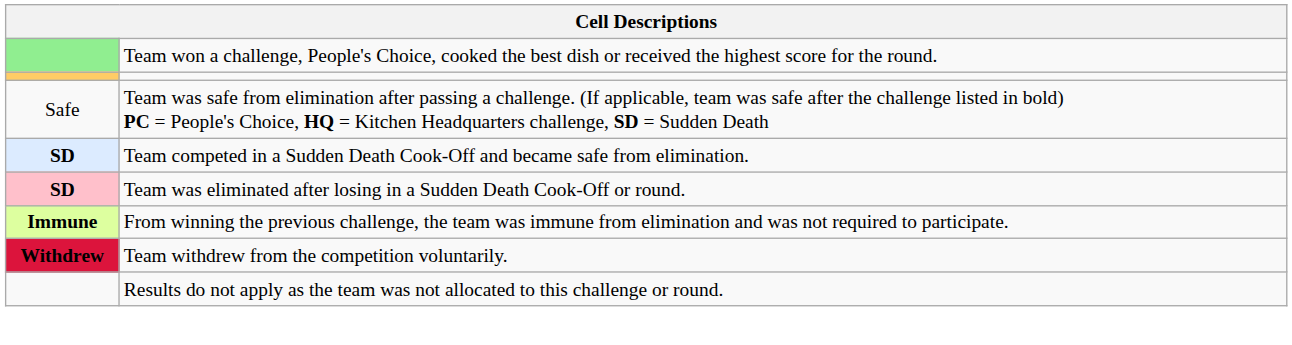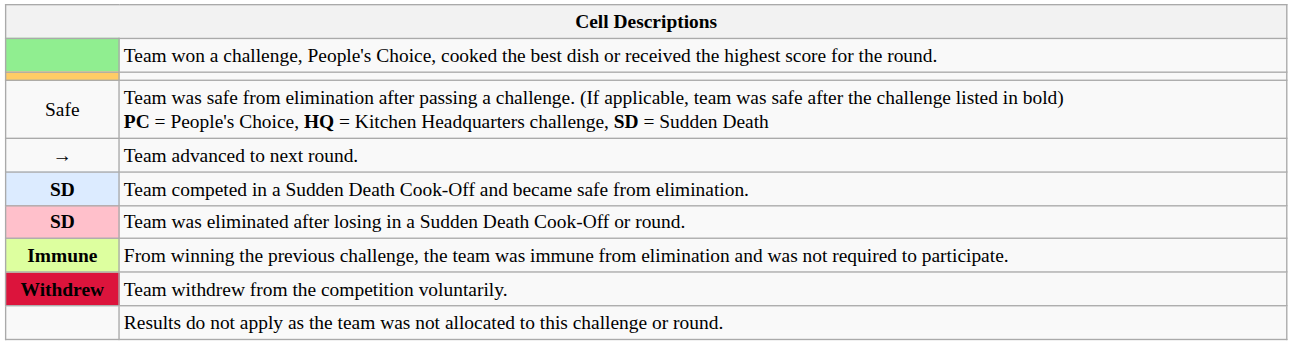+ row: (241, 155)
